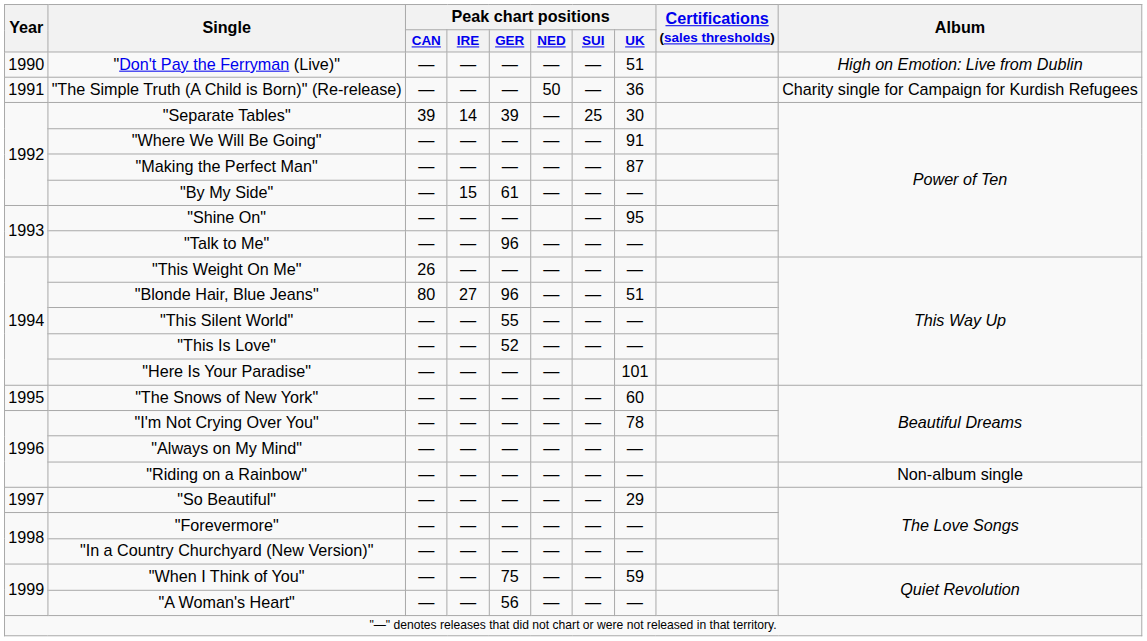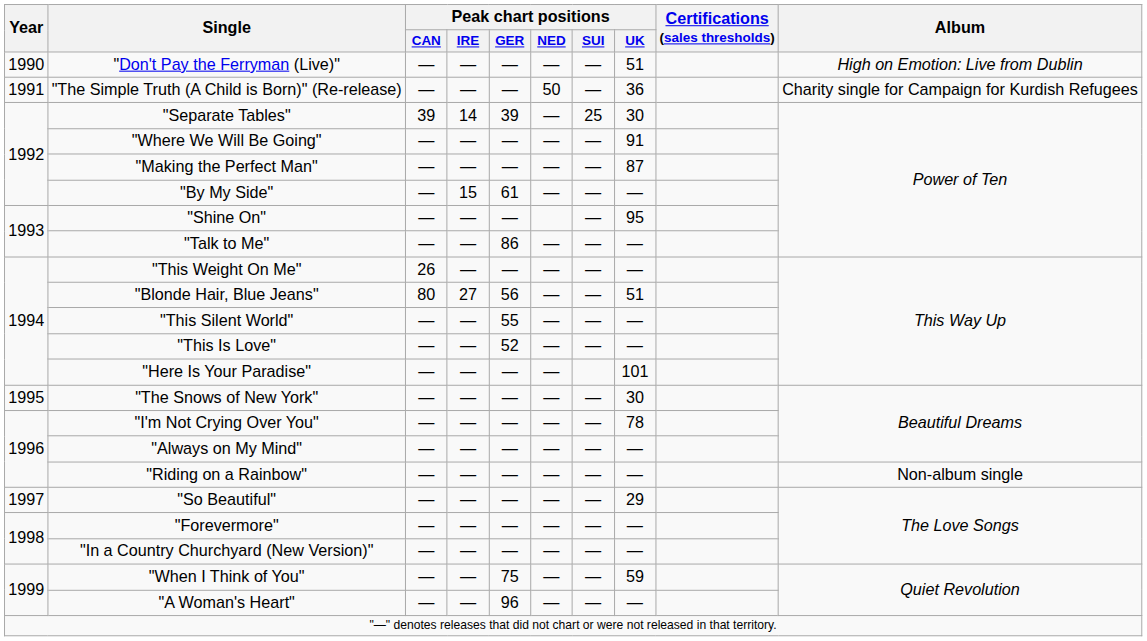(510, 243) 96 -> (510, 243) 86
(510, 295) 96 -> (510, 295) 56
(635, 397) 60 -> (635, 397) 30
(510, 602) 56 -> (510, 602) 96
